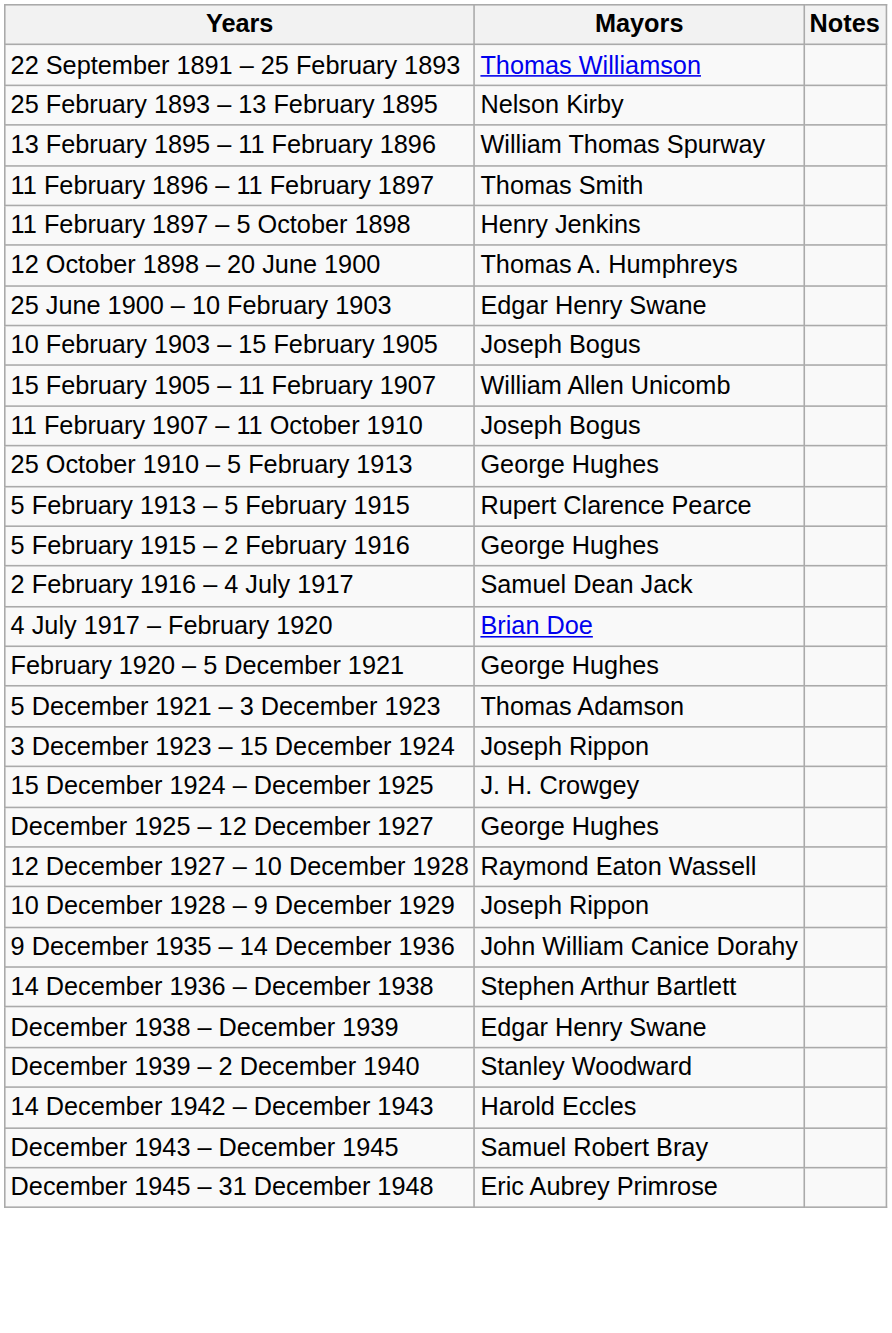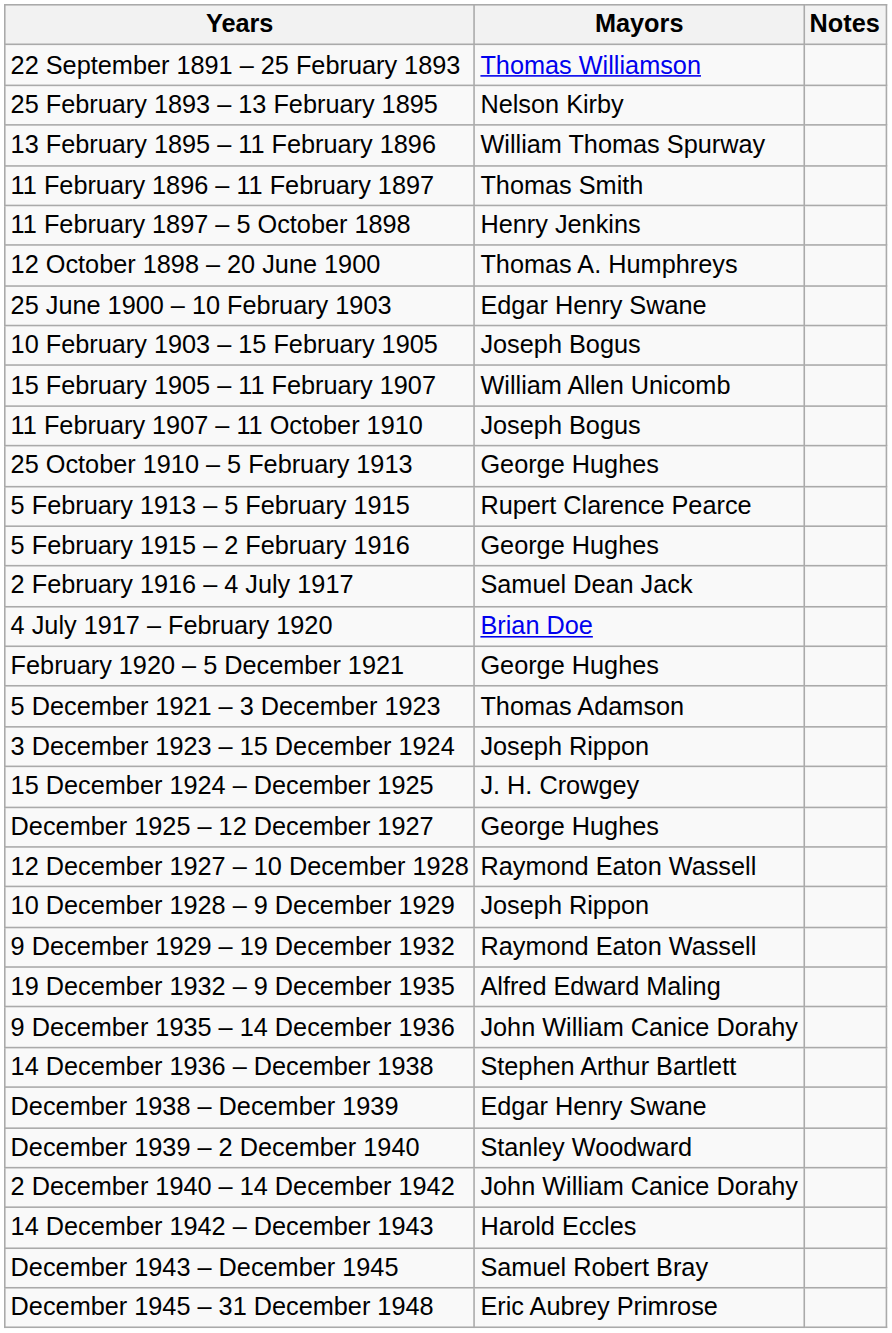+ row: (233, 946)
+ row: (233, 986)
+ row: (233, 1187)
